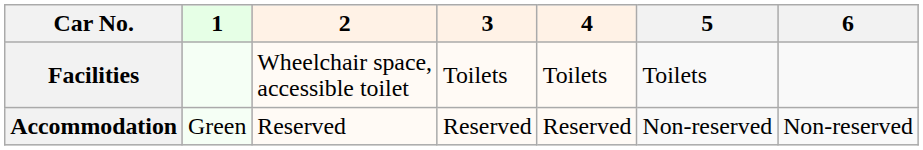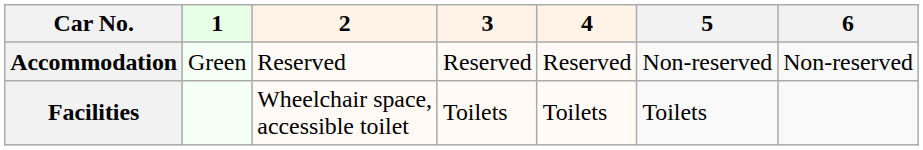rows swapped: (94, 125) <-> (94, 74)
